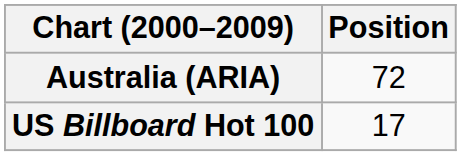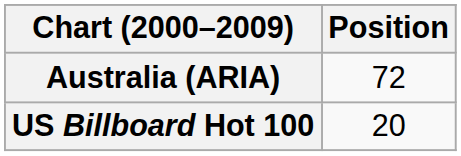(389, 125) 17 -> (389, 125) 20
